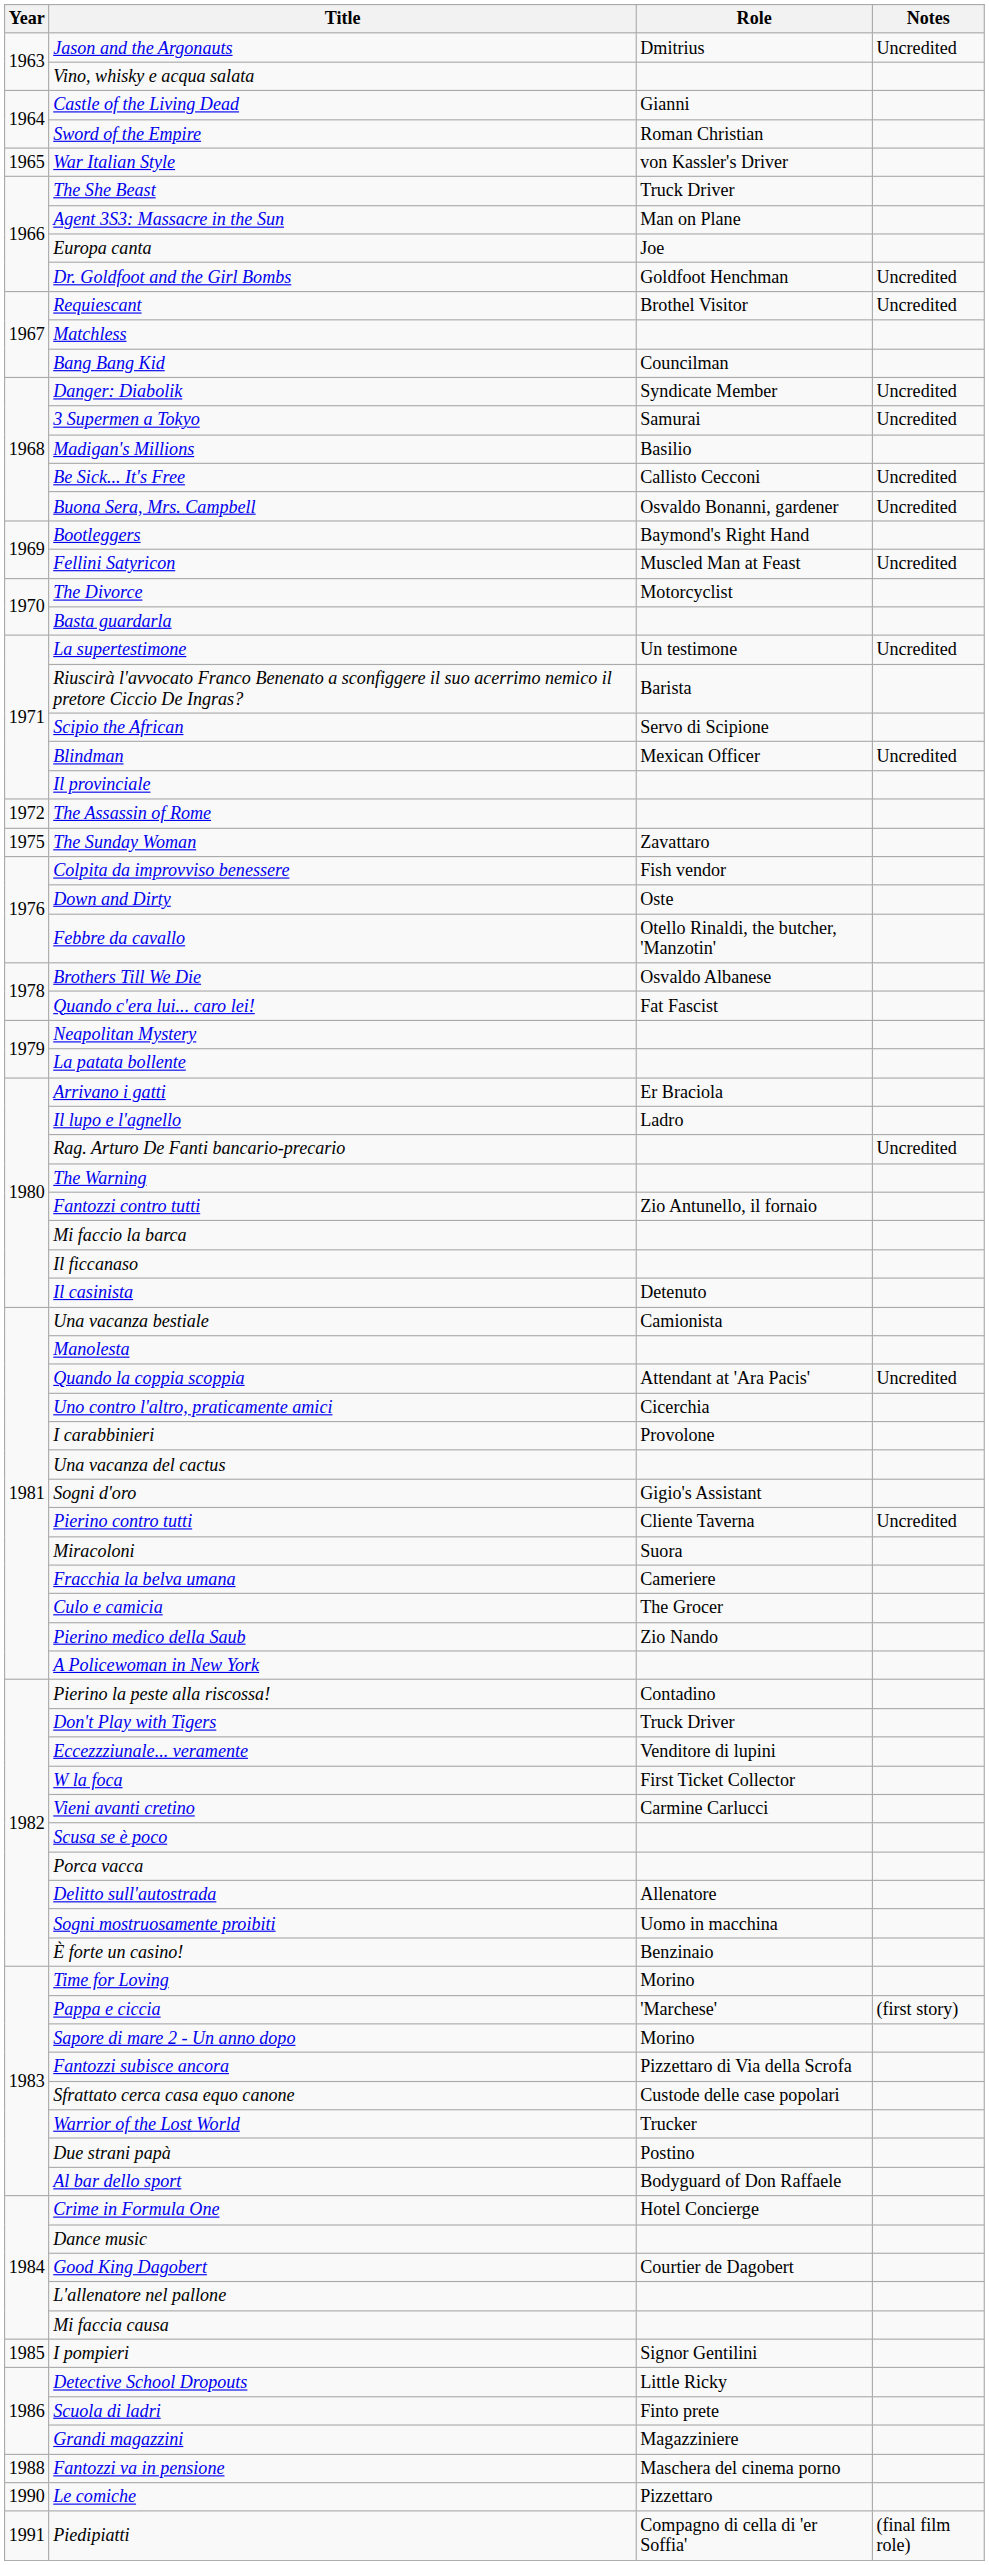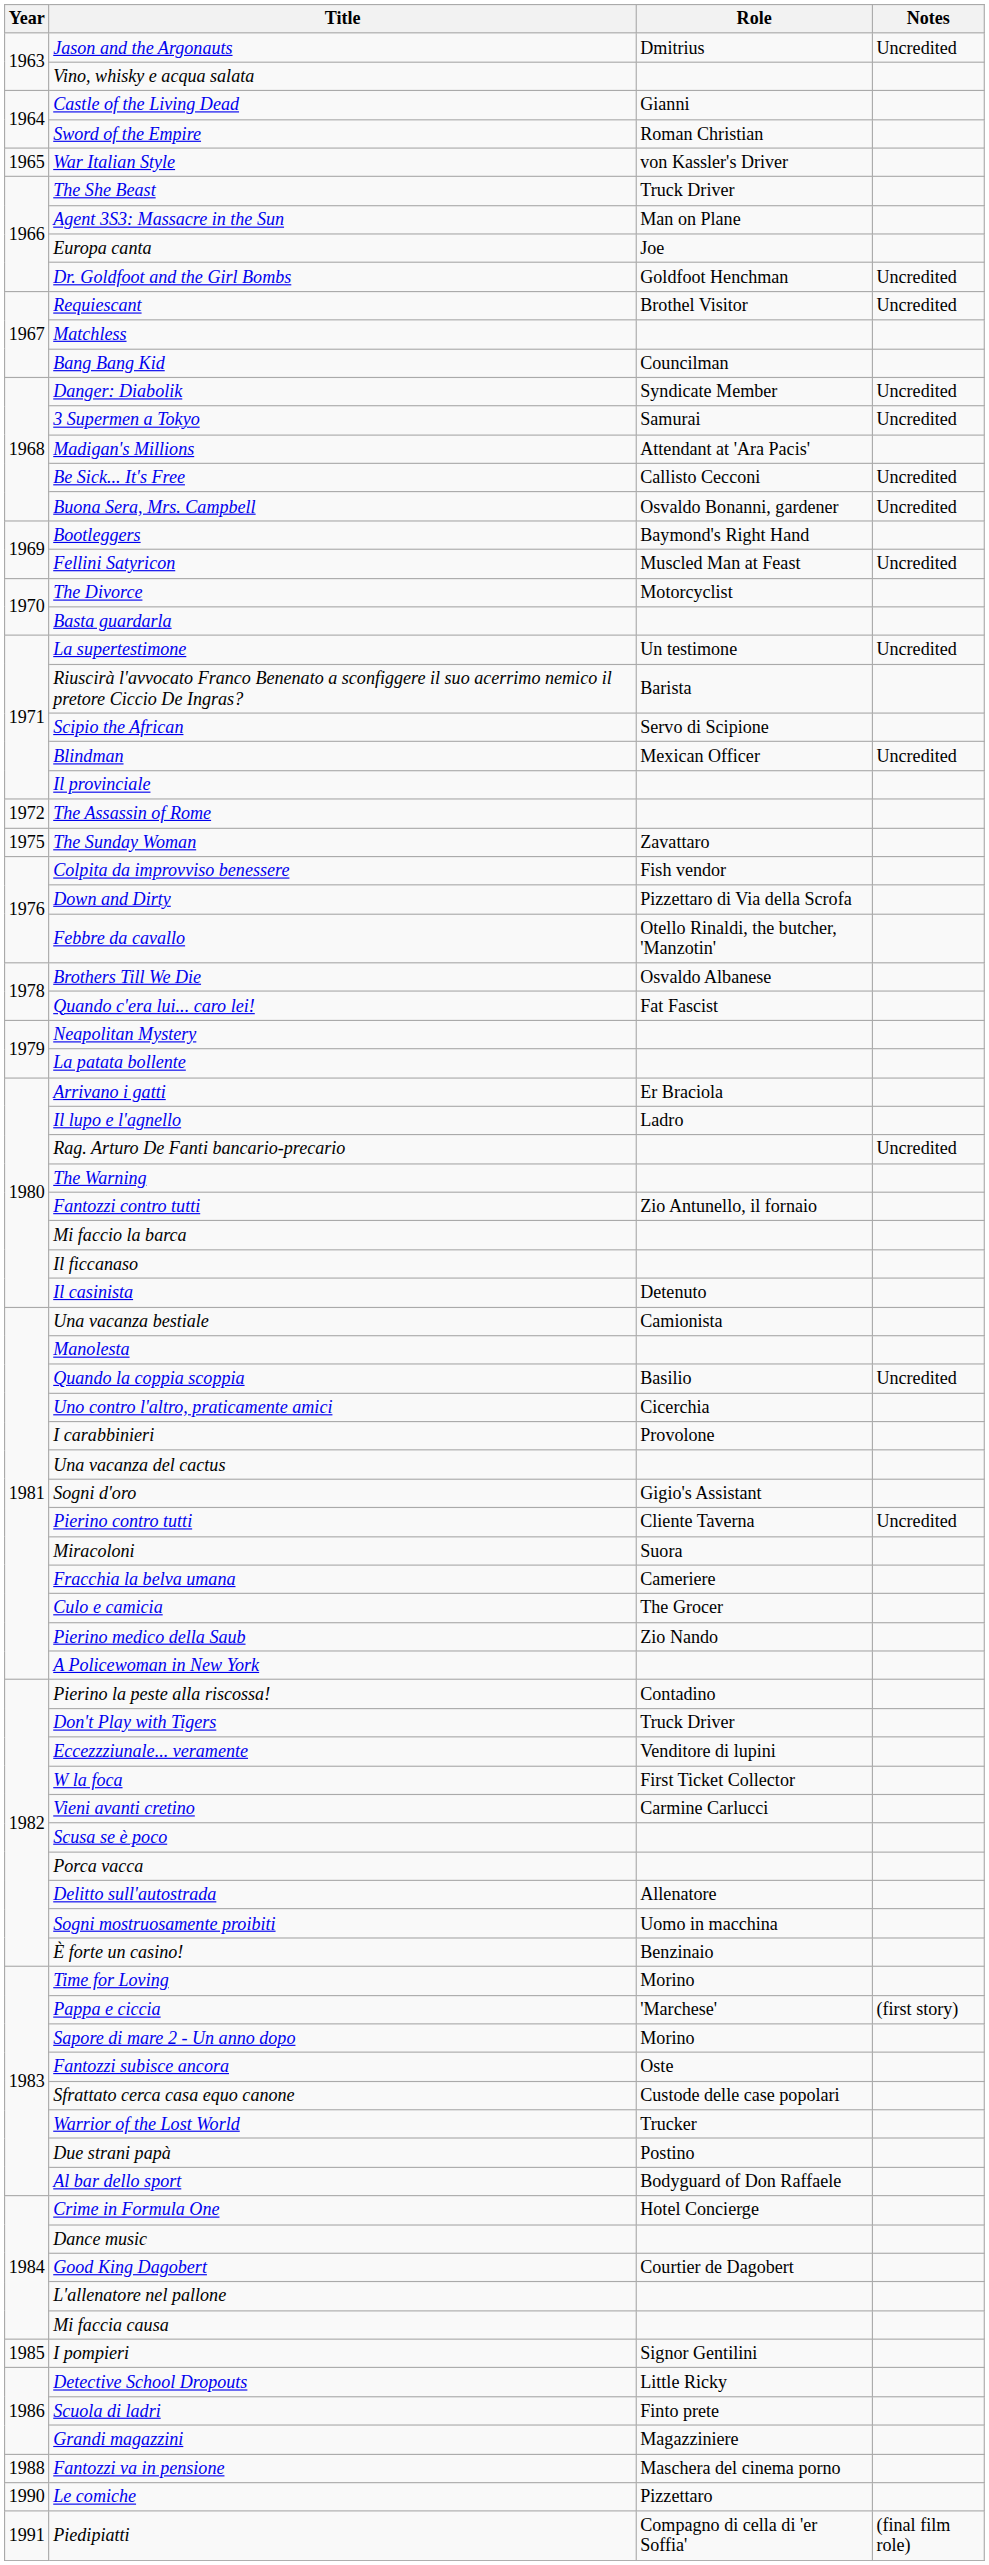(666, 448) Basilio -> (725, 448) Attendant at 'Ara Pacis'
(657, 899) Oste -> (746, 899) Pizzettaro di Via della Scrofa
(725, 1378) Attendant at 'Ara Pacis' -> (666, 1378) Basilio
(746, 2066) Pizzettaro di Via della Scrofa -> (657, 2066) Oste
